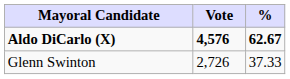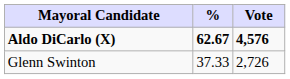columns swapped: (219, 16) <-> (265, 16)
